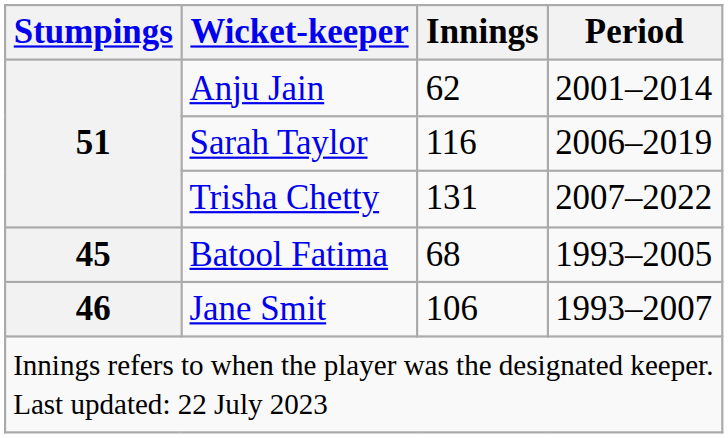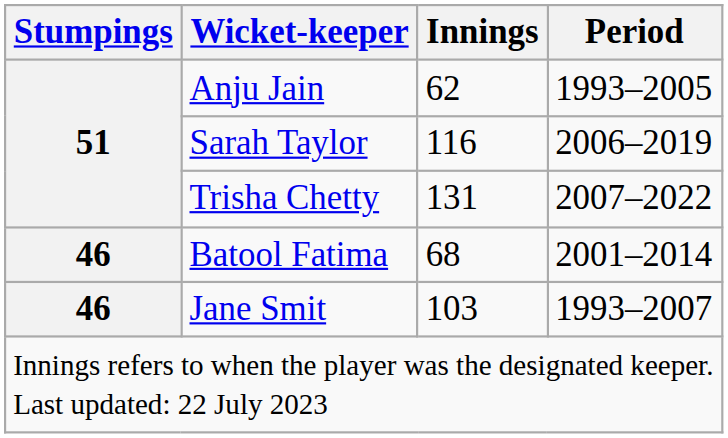(634, 87) 2001–2014 -> (634, 87) 1993–2005
(93, 253) 45 -> (93, 253) 46
(634, 253) 1993–2005 -> (634, 253) 2001–2014
(452, 308) 106 -> (452, 308) 103
